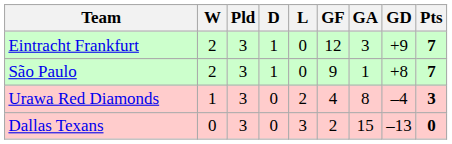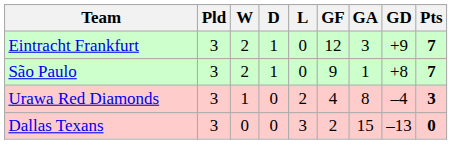columns swapped: (243, 17) <-> (212, 17)
